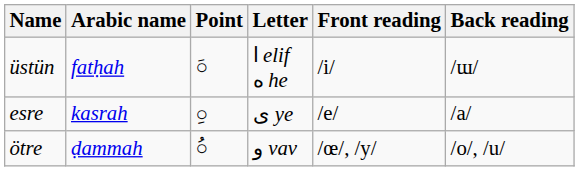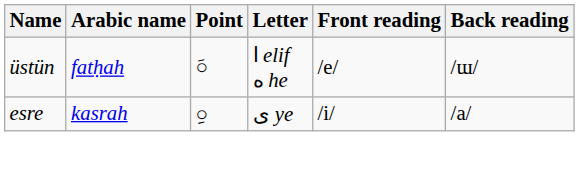(326, 66) /i/ -> (328, 66) /e/
(328, 113) /e/ -> (326, 113) /i/
- row: (26, 147)
